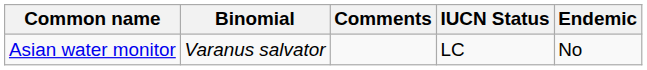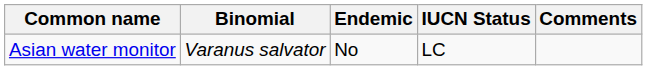columns swapped: (598, 19) <-> (383, 19)
